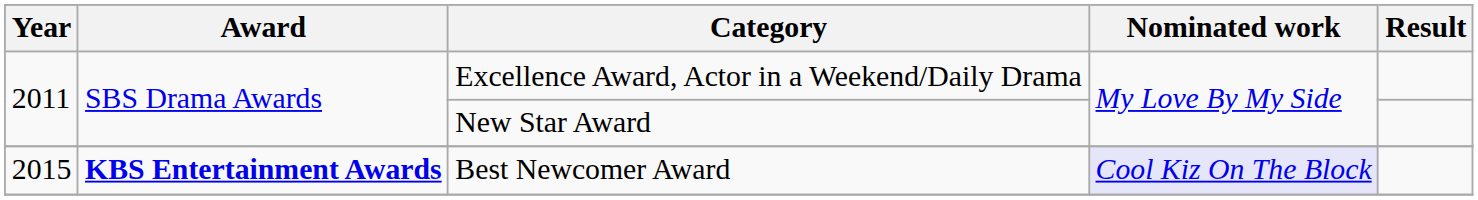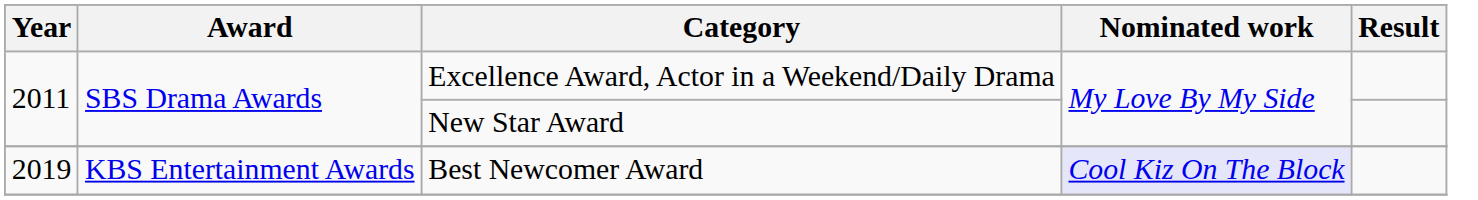(42, 169) 2015 -> (42, 169) 2019
(263, 169) bold -> (250, 169) normal
